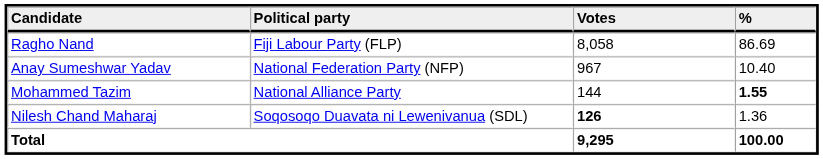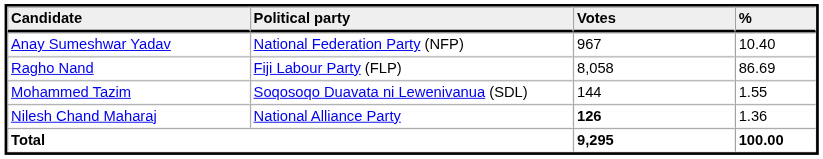rows swapped: (52, 44) <-> (91, 68)
(327, 92) National Alliance Party -> (391, 92) Soqosoqo Duavata ni Lewenivanua (SDL)
(753, 92) bold -> (753, 92) normal
(391, 116) Soqosoqo Duavata ni Lewenivanua (SDL) -> (327, 116) National Alliance Party
